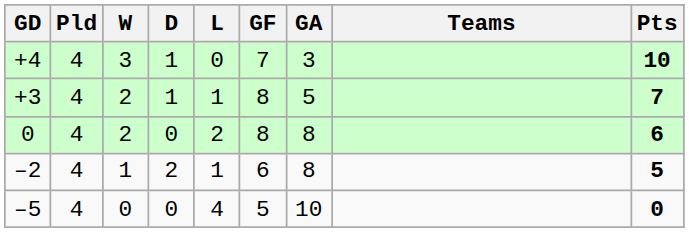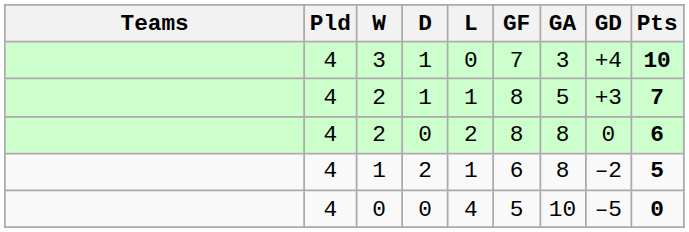columns swapped: (481, 23) <-> (28, 23)
